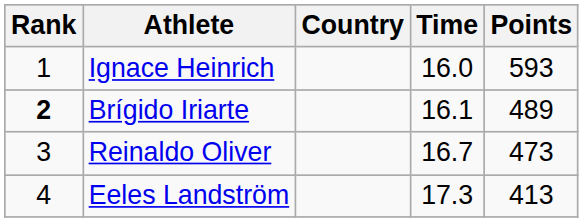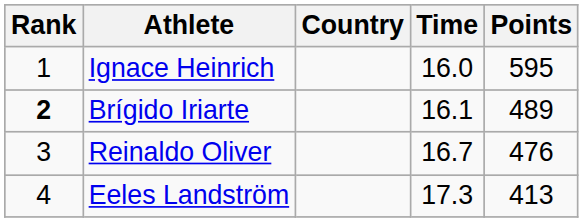(531, 68) 593 -> (531, 68) 595
(531, 152) 473 -> (531, 152) 476
